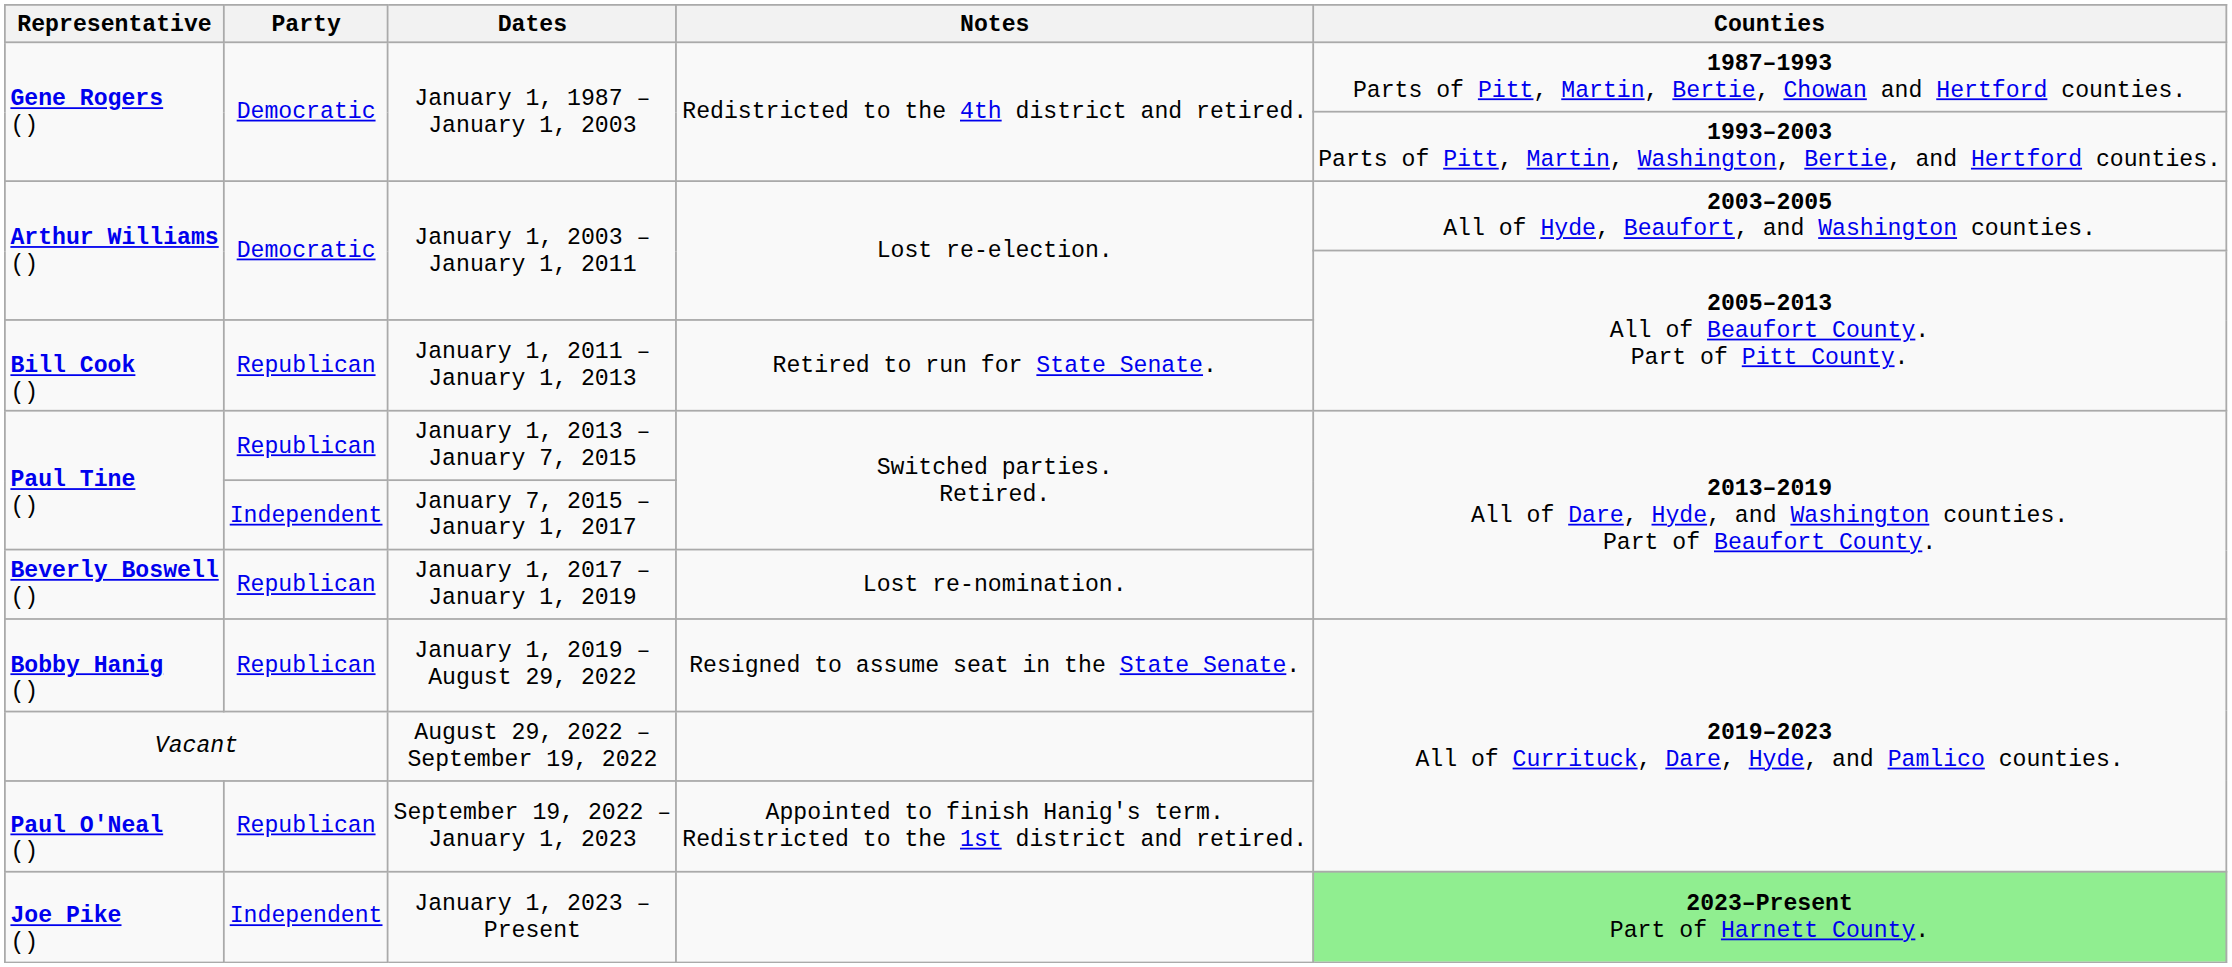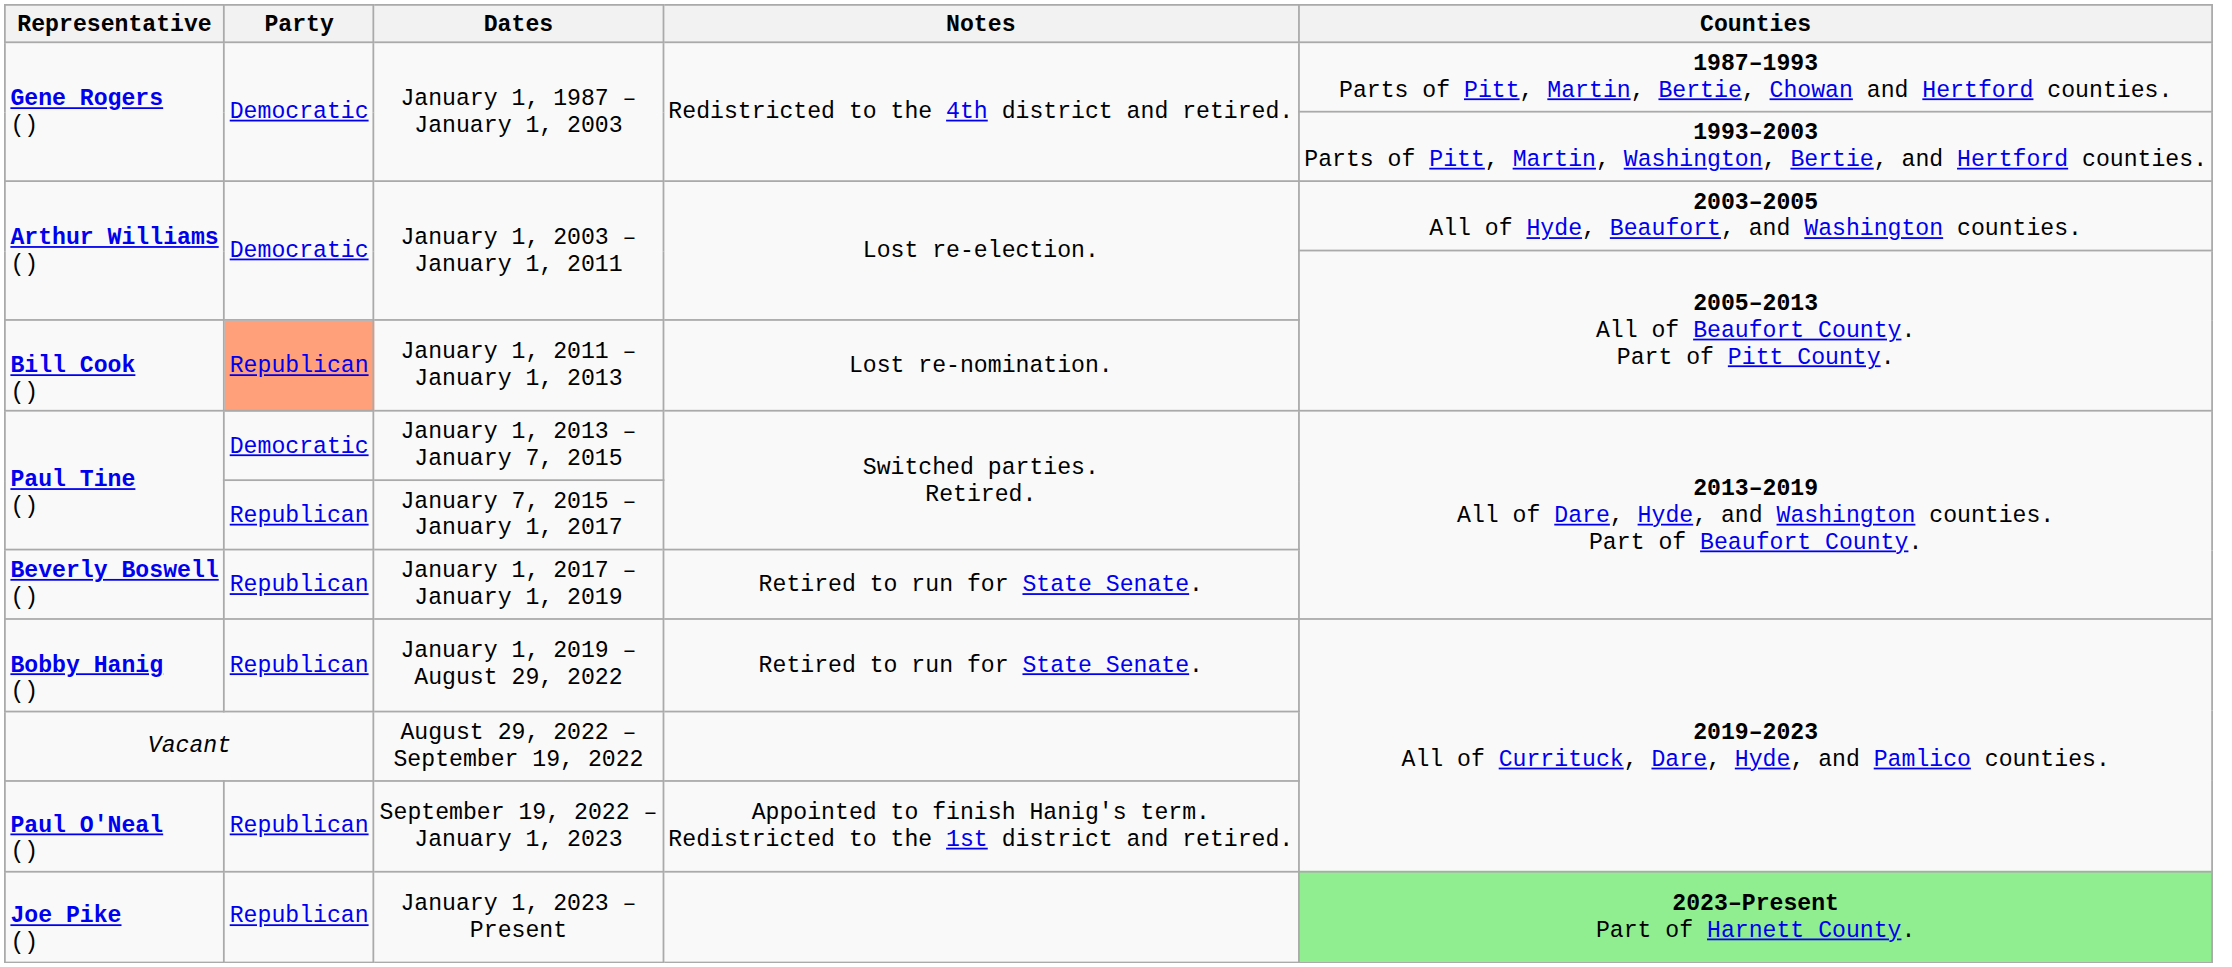(306, 366) no background -> (299, 366) lightsalmon background
(995, 366) Retired to run for State Senate. -> (981, 366) Lost re-nomination.
(306, 446) Republican -> (299, 446) Democratic
(306, 516) Independent -> (299, 516) Republican
(995, 585) Lost re-nomination. -> (981, 585) Retired to run for State Senate.
(995, 665) Resigned to assume seat in the State Senate. -> (981, 665) Retired to run for State Senate.
(306, 917) Independent -> (299, 917) Republican
